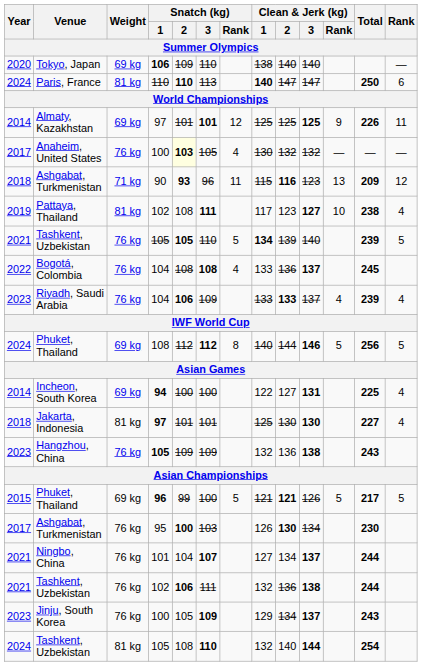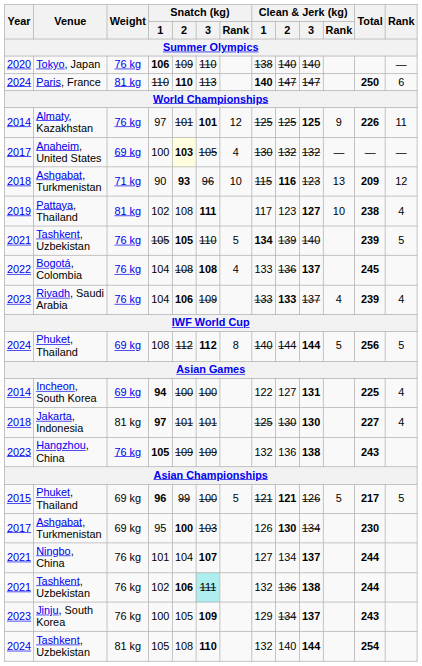(128, 64) 69 kg -> (128, 64) 76 kg
(128, 122) 69 kg -> (128, 122) 76 kg
(128, 152) 76 kg -> (128, 152) 69 kg
(236, 181) 11 -> (236, 181) 10
(311, 346) 146 -> (311, 346) 144
(128, 528) 76 kg -> (128, 528) 69 kg
(208, 587) no background -> (208, 587) paleturquoise background
